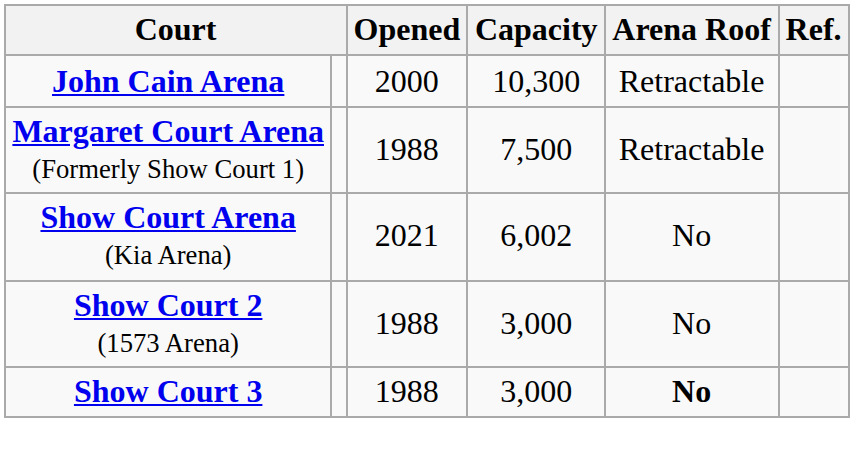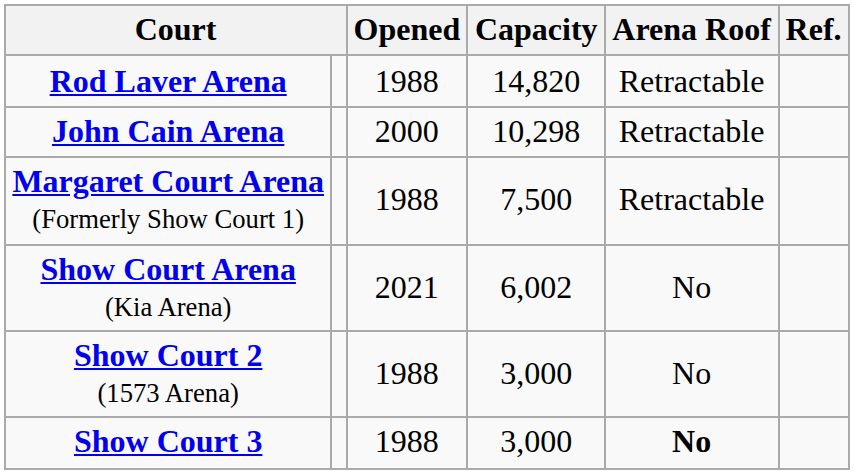+ row: (168, 80)
(536, 80) 10,300 -> (536, 131) 10,298
